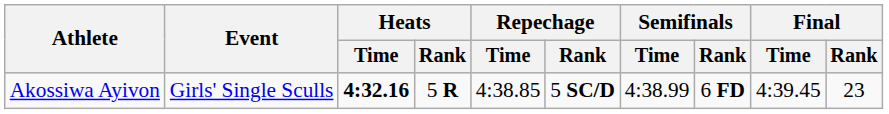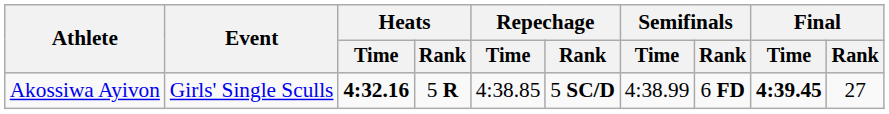(788, 90) normal -> (789, 90) bold
(854, 90) 23 -> (855, 90) 27
